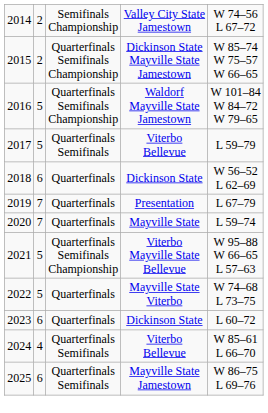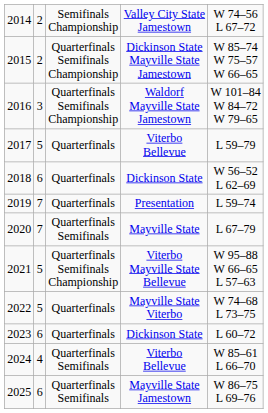(40, 106) 5 -> (40, 106) 3
(83, 145) Quarterfinals Semifinals -> (83, 145) Quarterfinals
(236, 203) L 67–79 -> (236, 203) L 59–74
(83, 222) Quarterfinals -> (83, 229) Quarterfinals Semifinals
(236, 222) L 59–74 -> (236, 229) L 67–79
